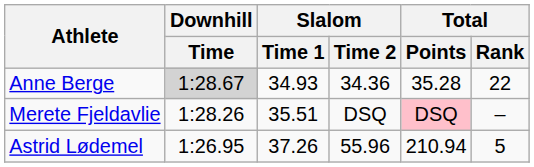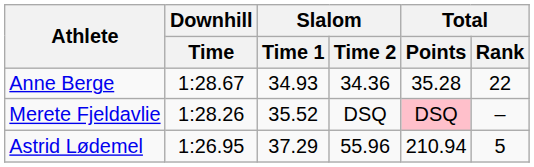(211, 84) lightgrey background -> (211, 84) no background
(293, 115) 35.51 -> (293, 115) 35.52
(293, 146) 37.26 -> (293, 146) 37.29
